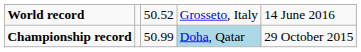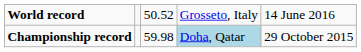(159, 36) 50.99 -> (159, 36) 59.98
